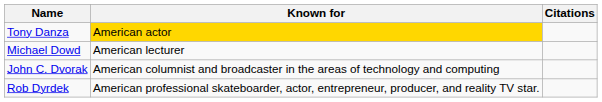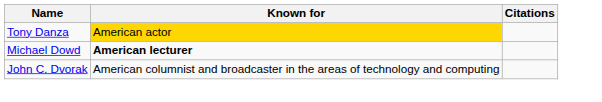(139, 50) normal -> (143, 50) bold
- row: (38, 87)
